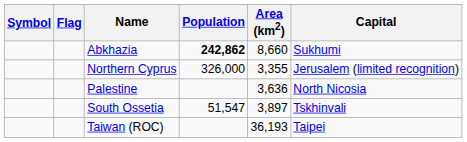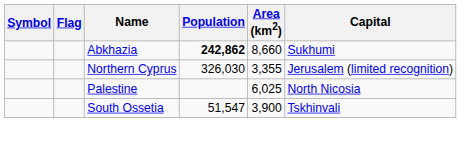(223, 69) 326,000 -> (223, 69) 326,030
(273, 88) 3,636 -> (267, 88) 6,025
(273, 108) 3,897 -> (267, 108) 3,900
- row: (125, 127)
